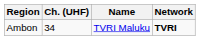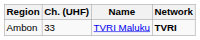(50, 27) 34 -> (50, 27) 33
